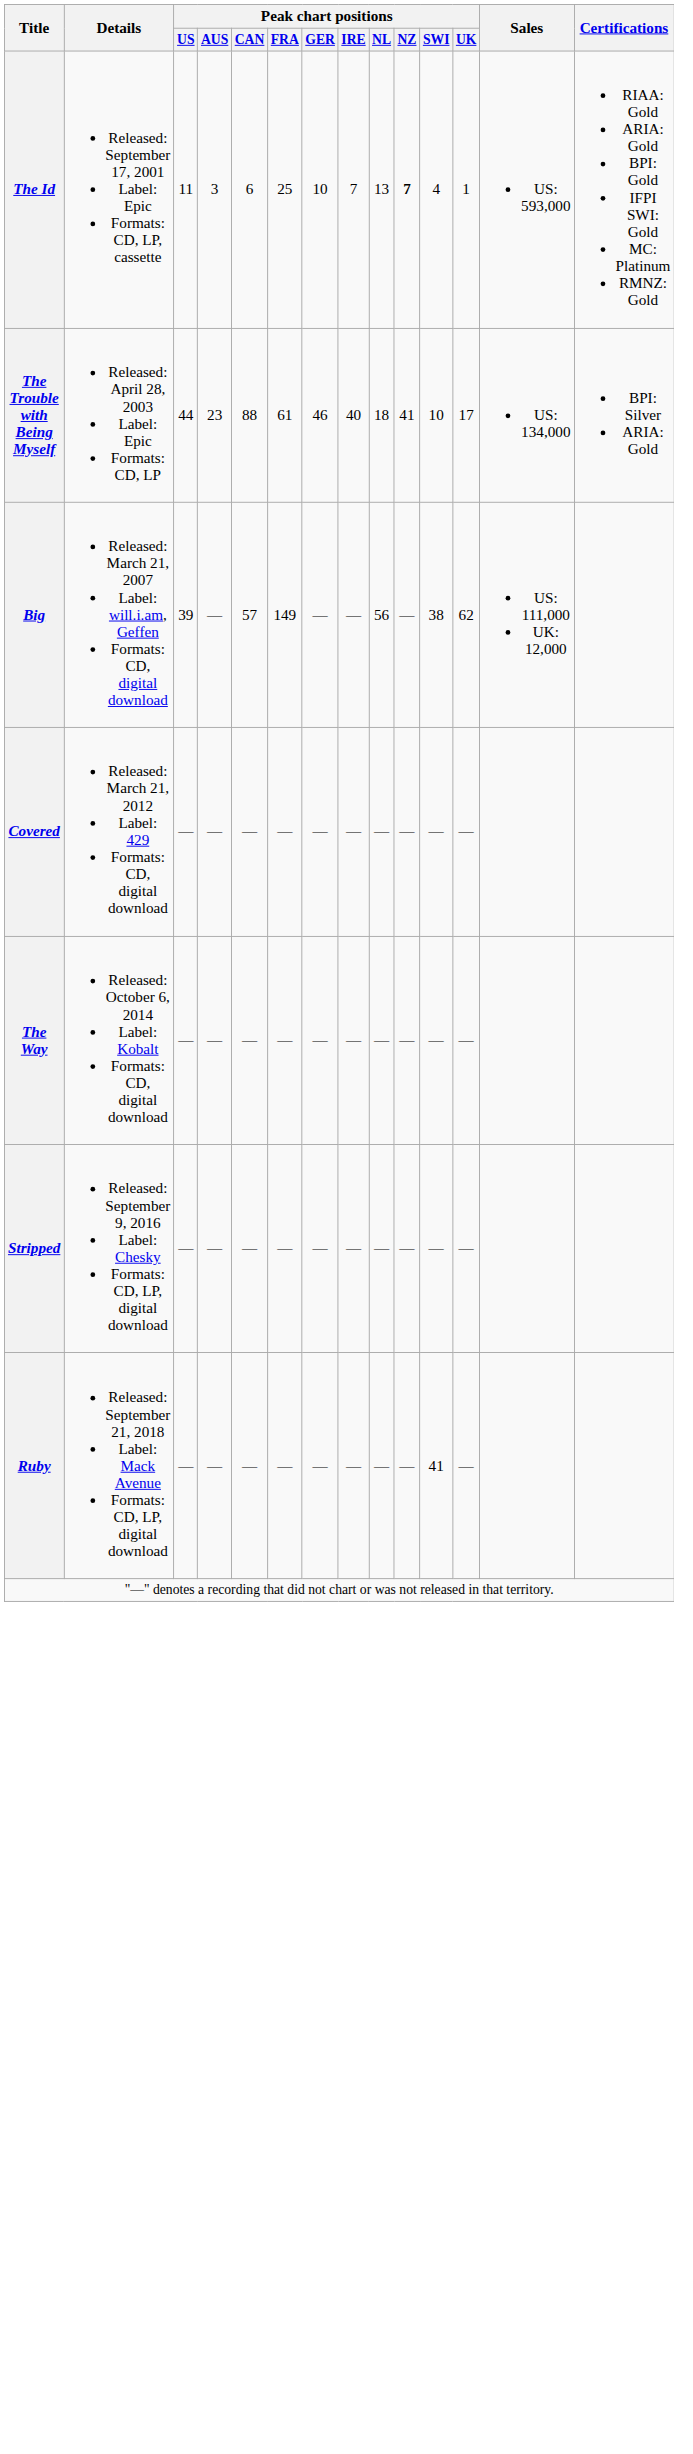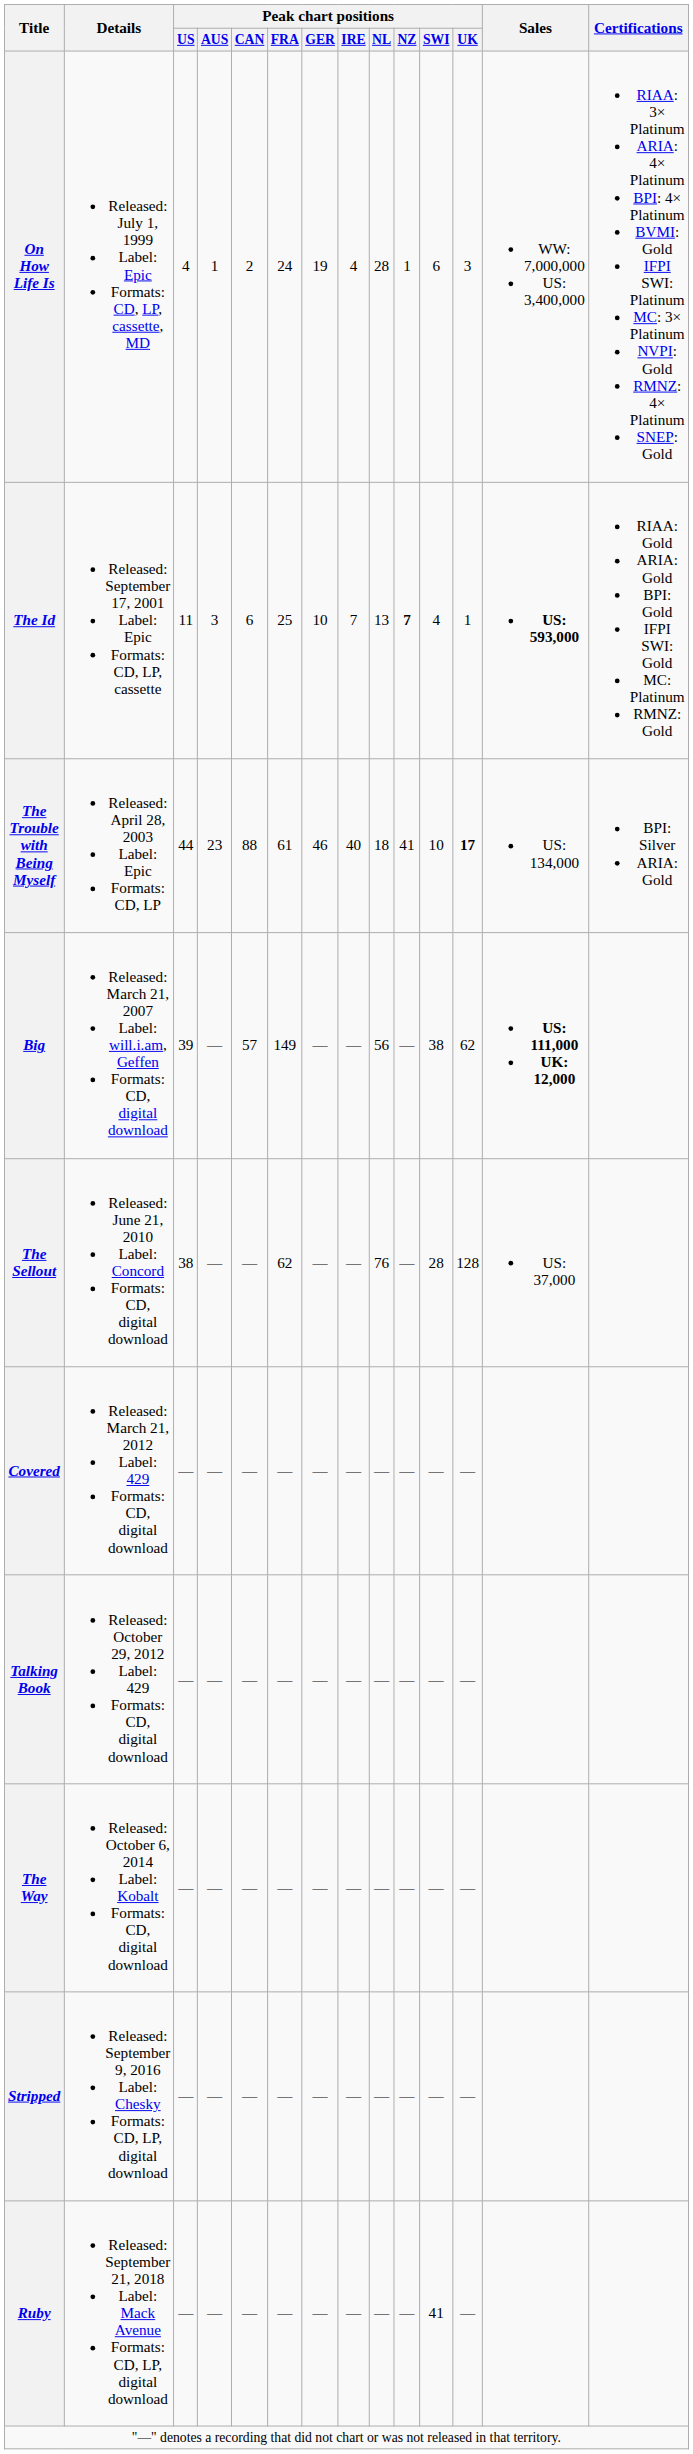+ row: (34, 266)
(527, 198) normal -> (535, 629) bold
(466, 415) normal -> (468, 845) bold
(527, 623) normal -> (535, 1054) bold
+ row: (34, 1262)
+ row: (34, 1679)
